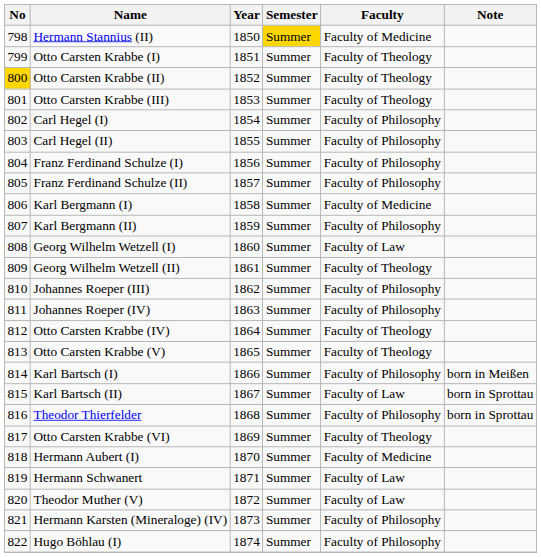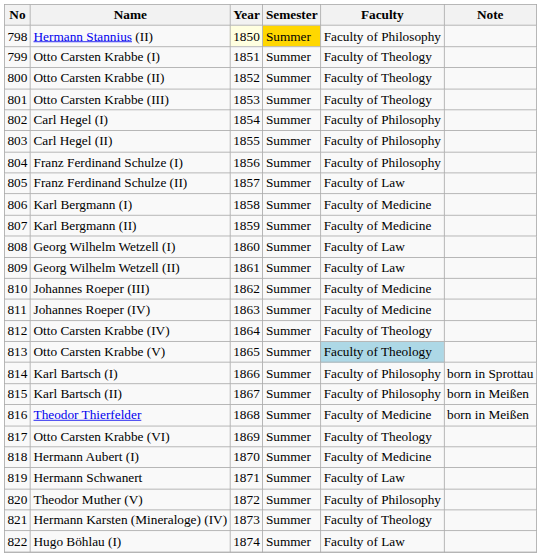(247, 36) no background -> (247, 36) lightyellow background
(377, 36) Faculty of Medicine -> (382, 36) Faculty of Philosophy
(17, 78) gold background -> (17, 78) no background
(382, 183) Faculty of Philosophy -> (364, 183) Faculty of Law
(382, 225) Faculty of Philosophy -> (377, 225) Faculty of Medicine
(378, 267) Faculty of Theology -> (364, 267) Faculty of Law
(382, 288) Faculty of Philosophy -> (377, 288) Faculty of Medicine
(382, 309) Faculty of Philosophy -> (377, 309) Faculty of Medicine
(378, 352) no background -> (378, 352) lightblue background
(488, 373) born in Meißen -> (490, 373) born in Sprottau
(364, 394) Faculty of Law -> (382, 394) Faculty of Philosophy
(490, 394) born in Sprottau -> (488, 394) born in Meißen
(382, 415) Faculty of Philosophy -> (377, 415) Faculty of Medicine
(490, 415) born in Sprottau -> (488, 415) born in Meißen
(364, 499) Faculty of Law -> (382, 499) Faculty of Philosophy
(382, 520) Faculty of Philosophy -> (378, 520) Faculty of Theology
(382, 541) Faculty of Philosophy -> (364, 541) Faculty of Law
